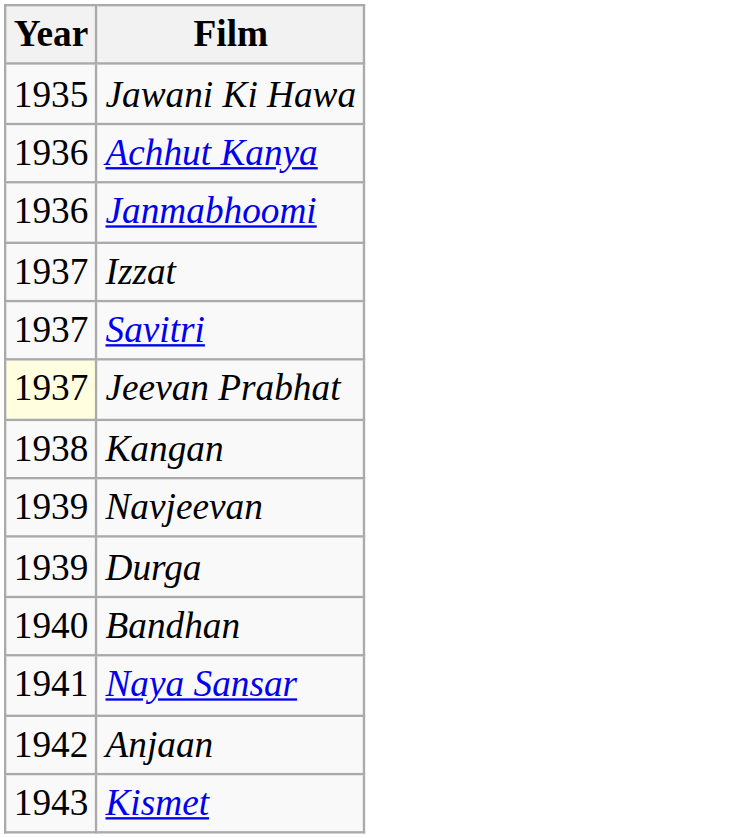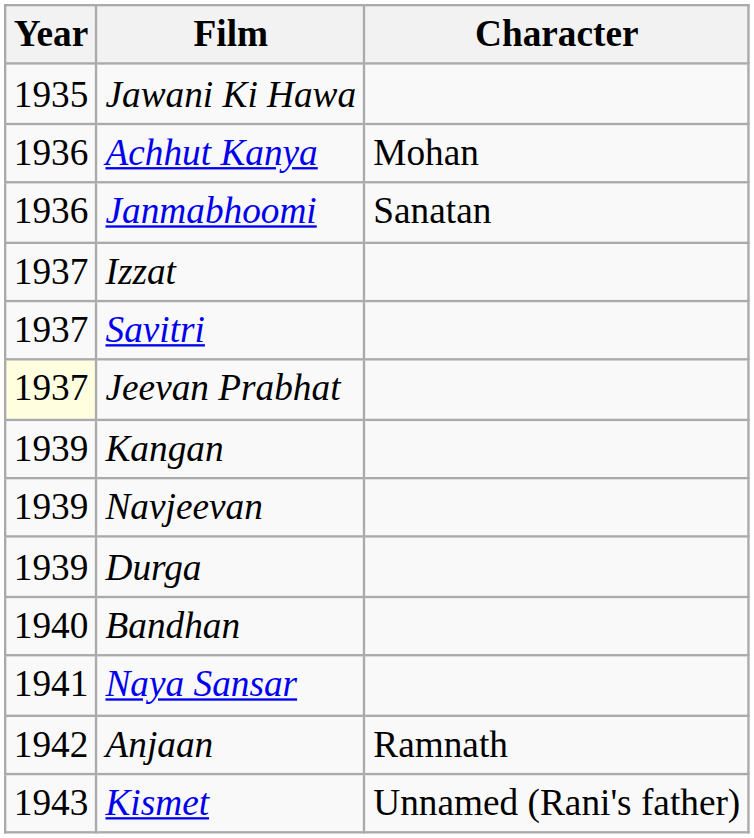+ column: (557, 34)
(51, 447) 1938 -> (51, 447) 1939
